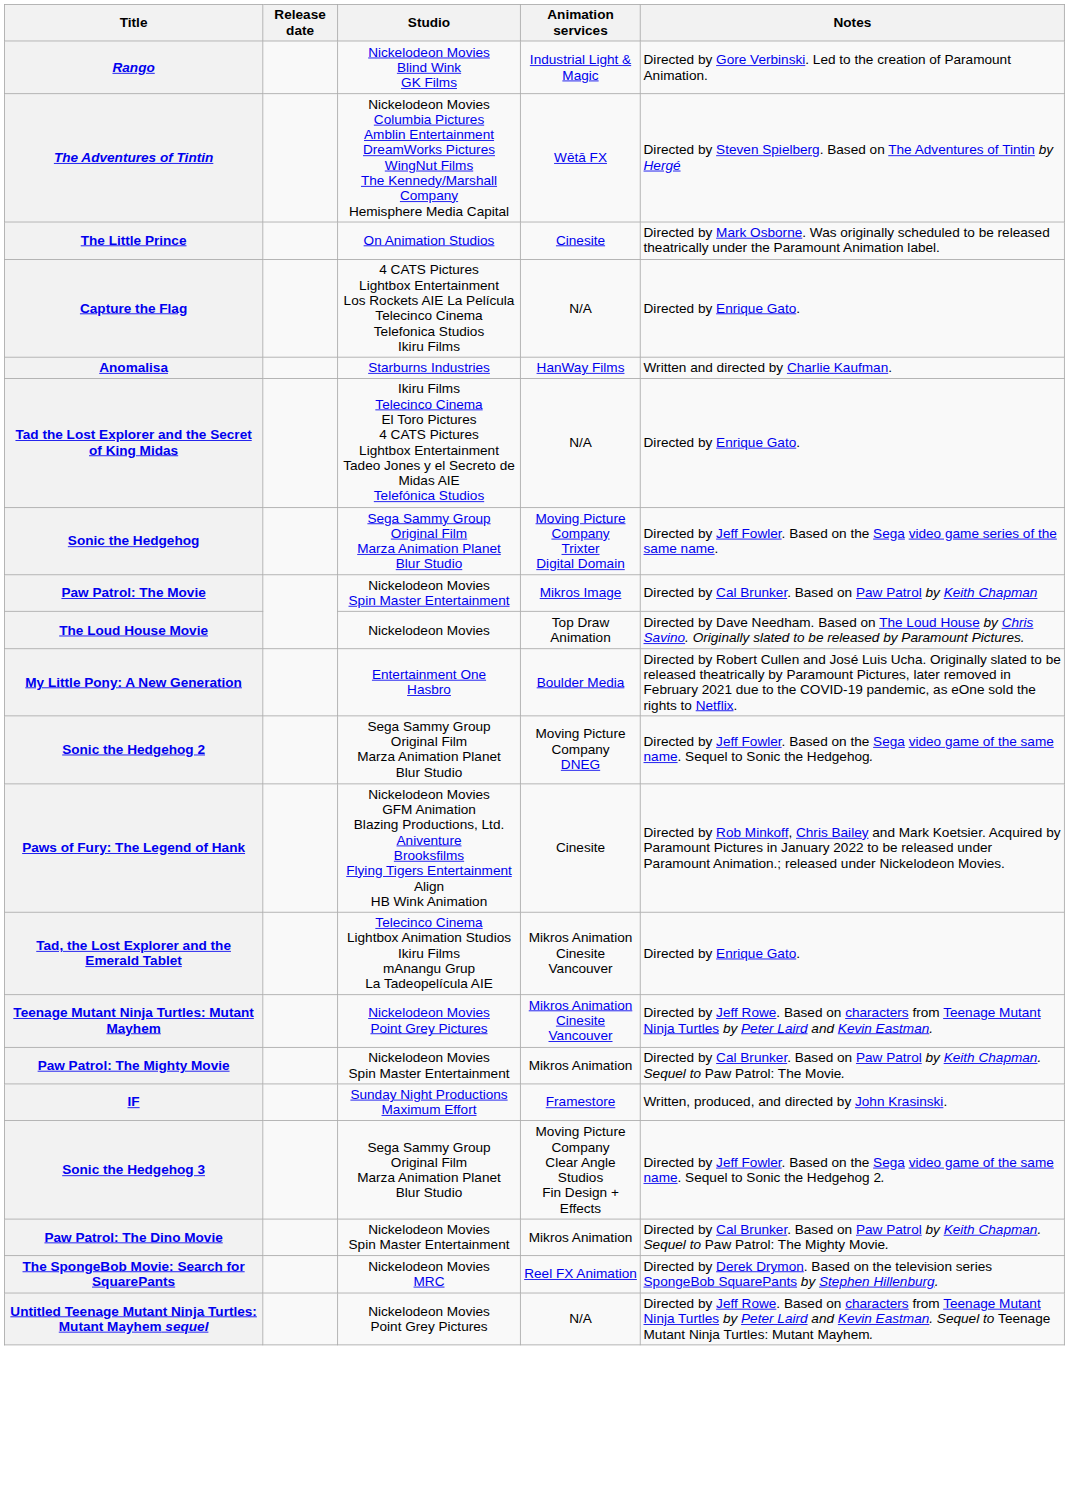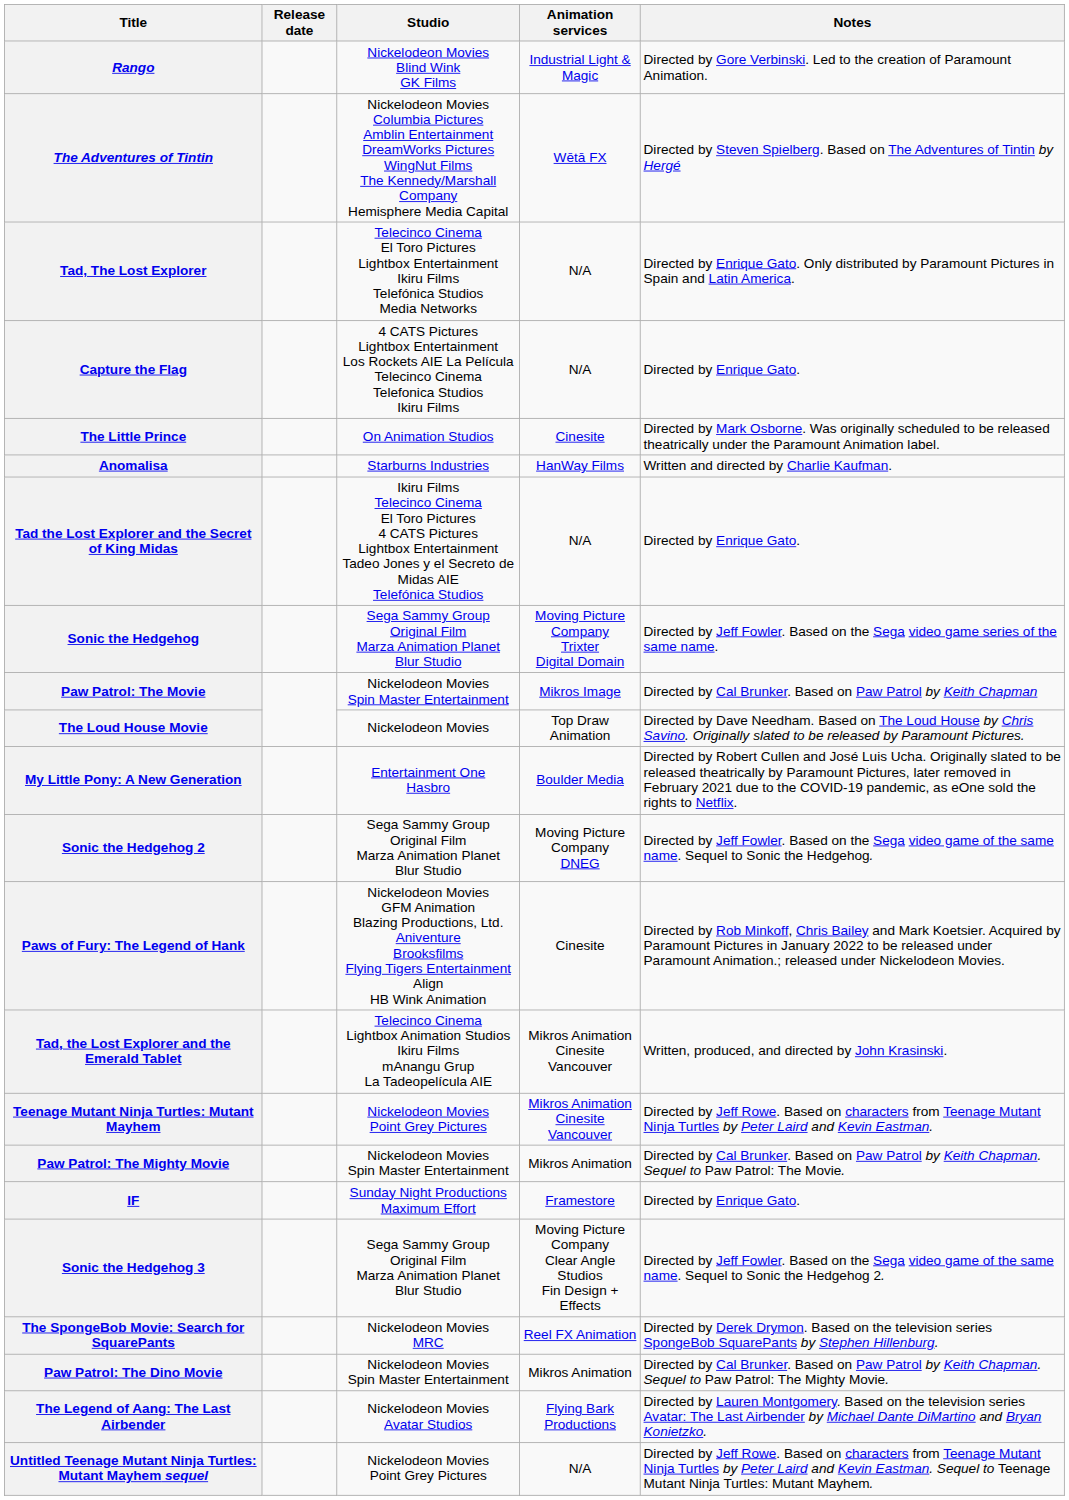+ row: (133, 271)
rows swapped: (134, 240) <-> (134, 308)
(722, 953) Directed by Enrique Gato. -> (795, 1051) Written, produced, and directed by John Krasinski.
(795, 1102) Written, produced, and directed by John Krasinski. -> (722, 1200) Directed by Enrique Gato.
rows swapped: (134, 1274) <-> (134, 1237)
+ row: (133, 1416)
